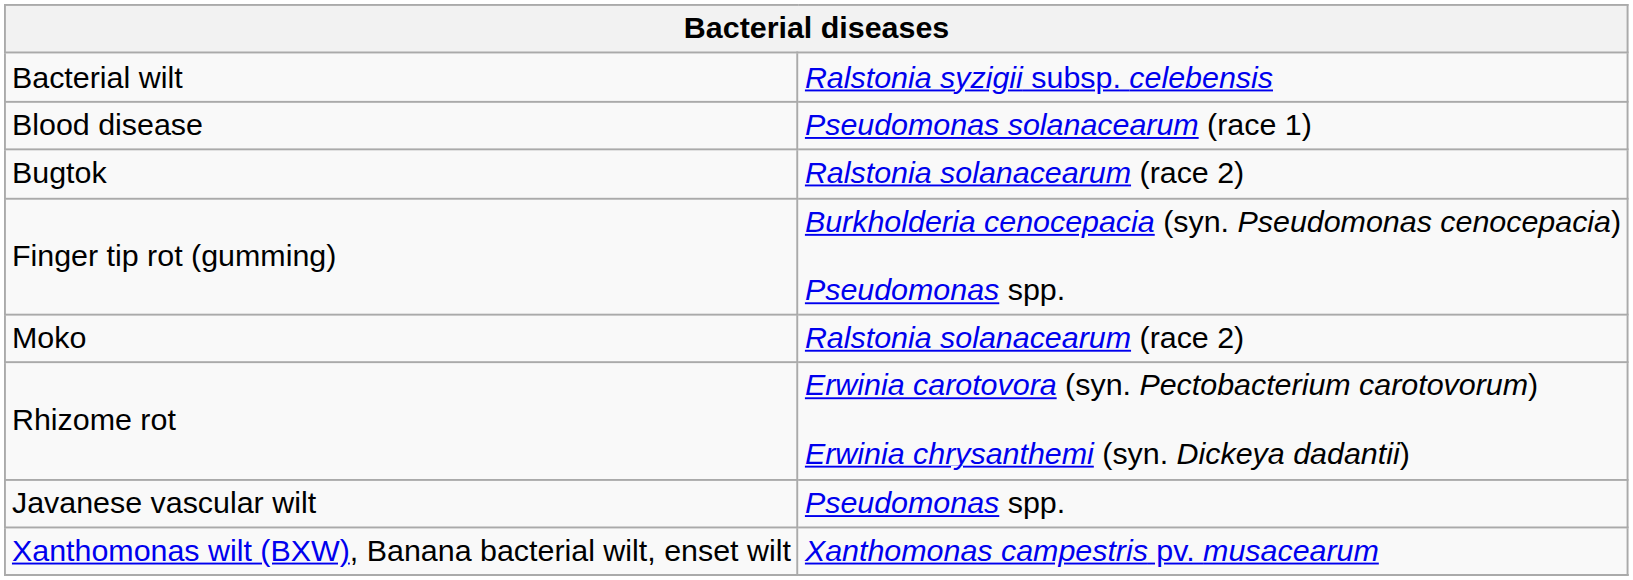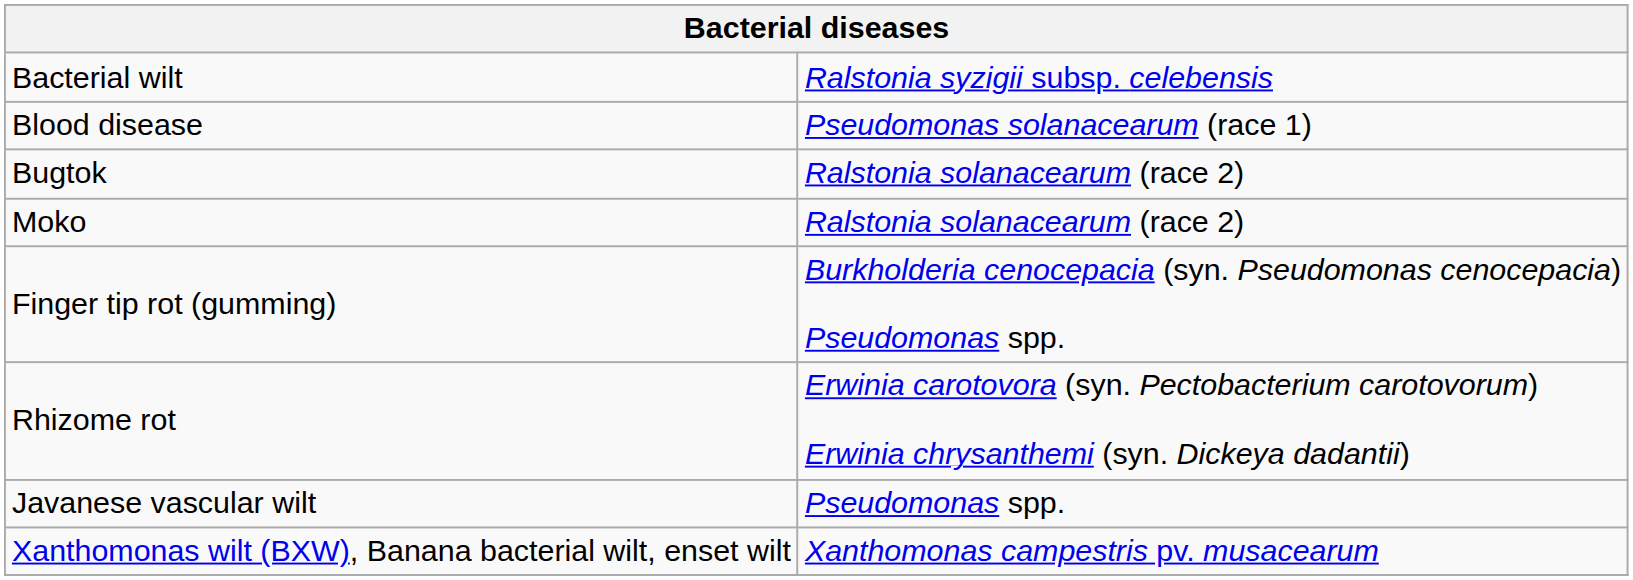rows swapped: (174, 255) <-> (49, 338)
